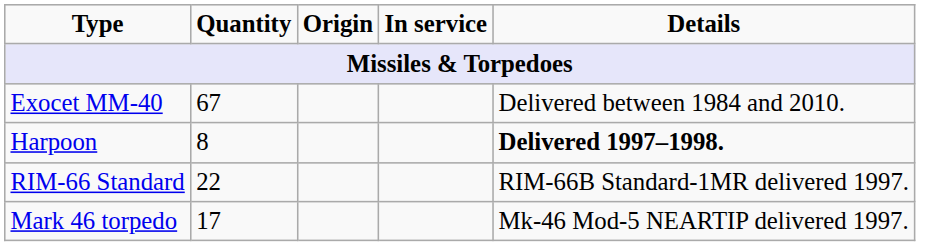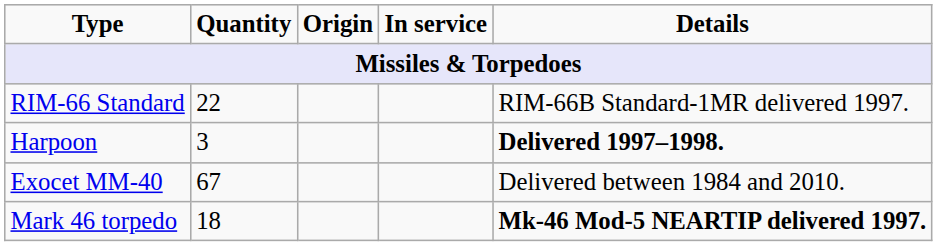rows swapped: (87, 102) <-> (98, 181)
(202, 142) 8 -> (202, 142) 3
(209, 220) 17 -> (209, 220) 18
(704, 220) normal -> (712, 220) bold
